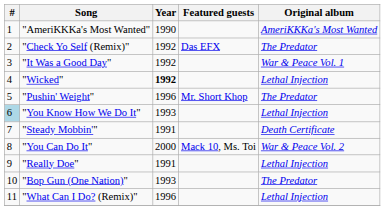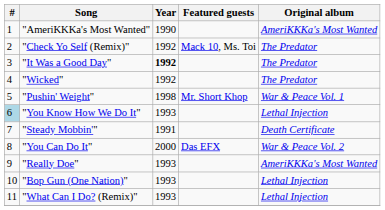(201, 46) Das EFX -> (219, 46) Mack 10, Ms. Toi
(166, 63) normal -> (166, 63) bold
(303, 63) War & Peace Vol. 1 -> (289, 63) The Predator
(166, 79) bold -> (166, 79) normal
(295, 79) Lethal Injection -> (289, 79) The Predator
(166, 96) 1996 -> (166, 96) 1998
(289, 96) The Predator -> (303, 96) War & Peace Vol. 1
(219, 146) Mack 10, Ms. Toi -> (201, 146) Das EFX
(166, 163) 1991 -> (166, 163) 1993
(295, 163) Lethal Injection -> (319, 163) AmeriKKKa's Most Wanted
(289, 180) The Predator -> (295, 180) Lethal Injection
(166, 197) 1996 -> (166, 197) 1993
